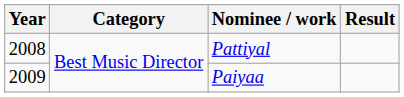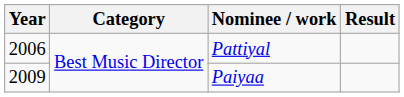(27, 48) 2008 -> (27, 48) 2006
